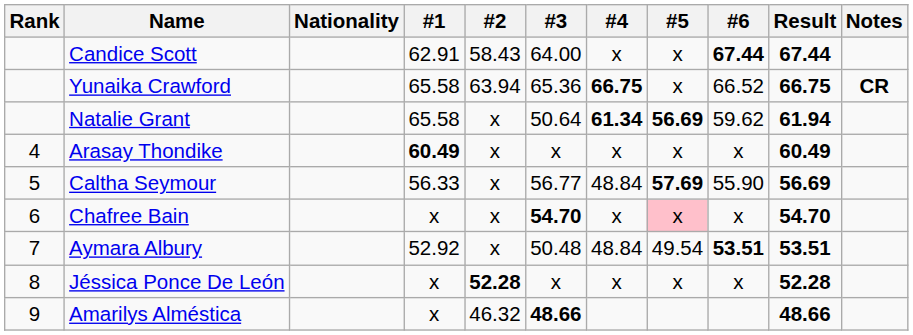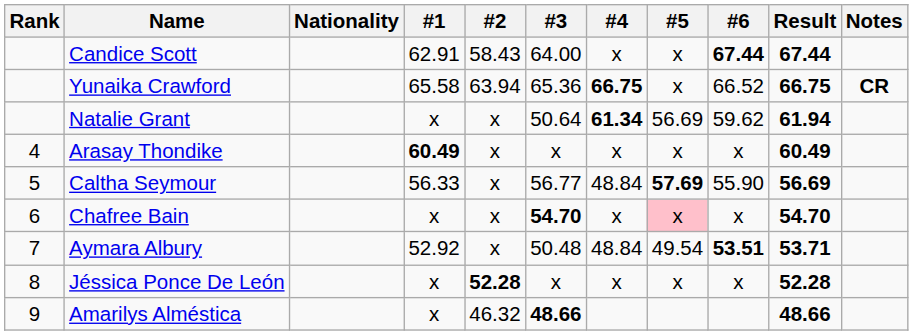(434, 119) 65.58 -> (434, 119) x
(678, 119) bold -> (678, 119) normal
(805, 248) 53.51 -> (805, 248) 53.71
